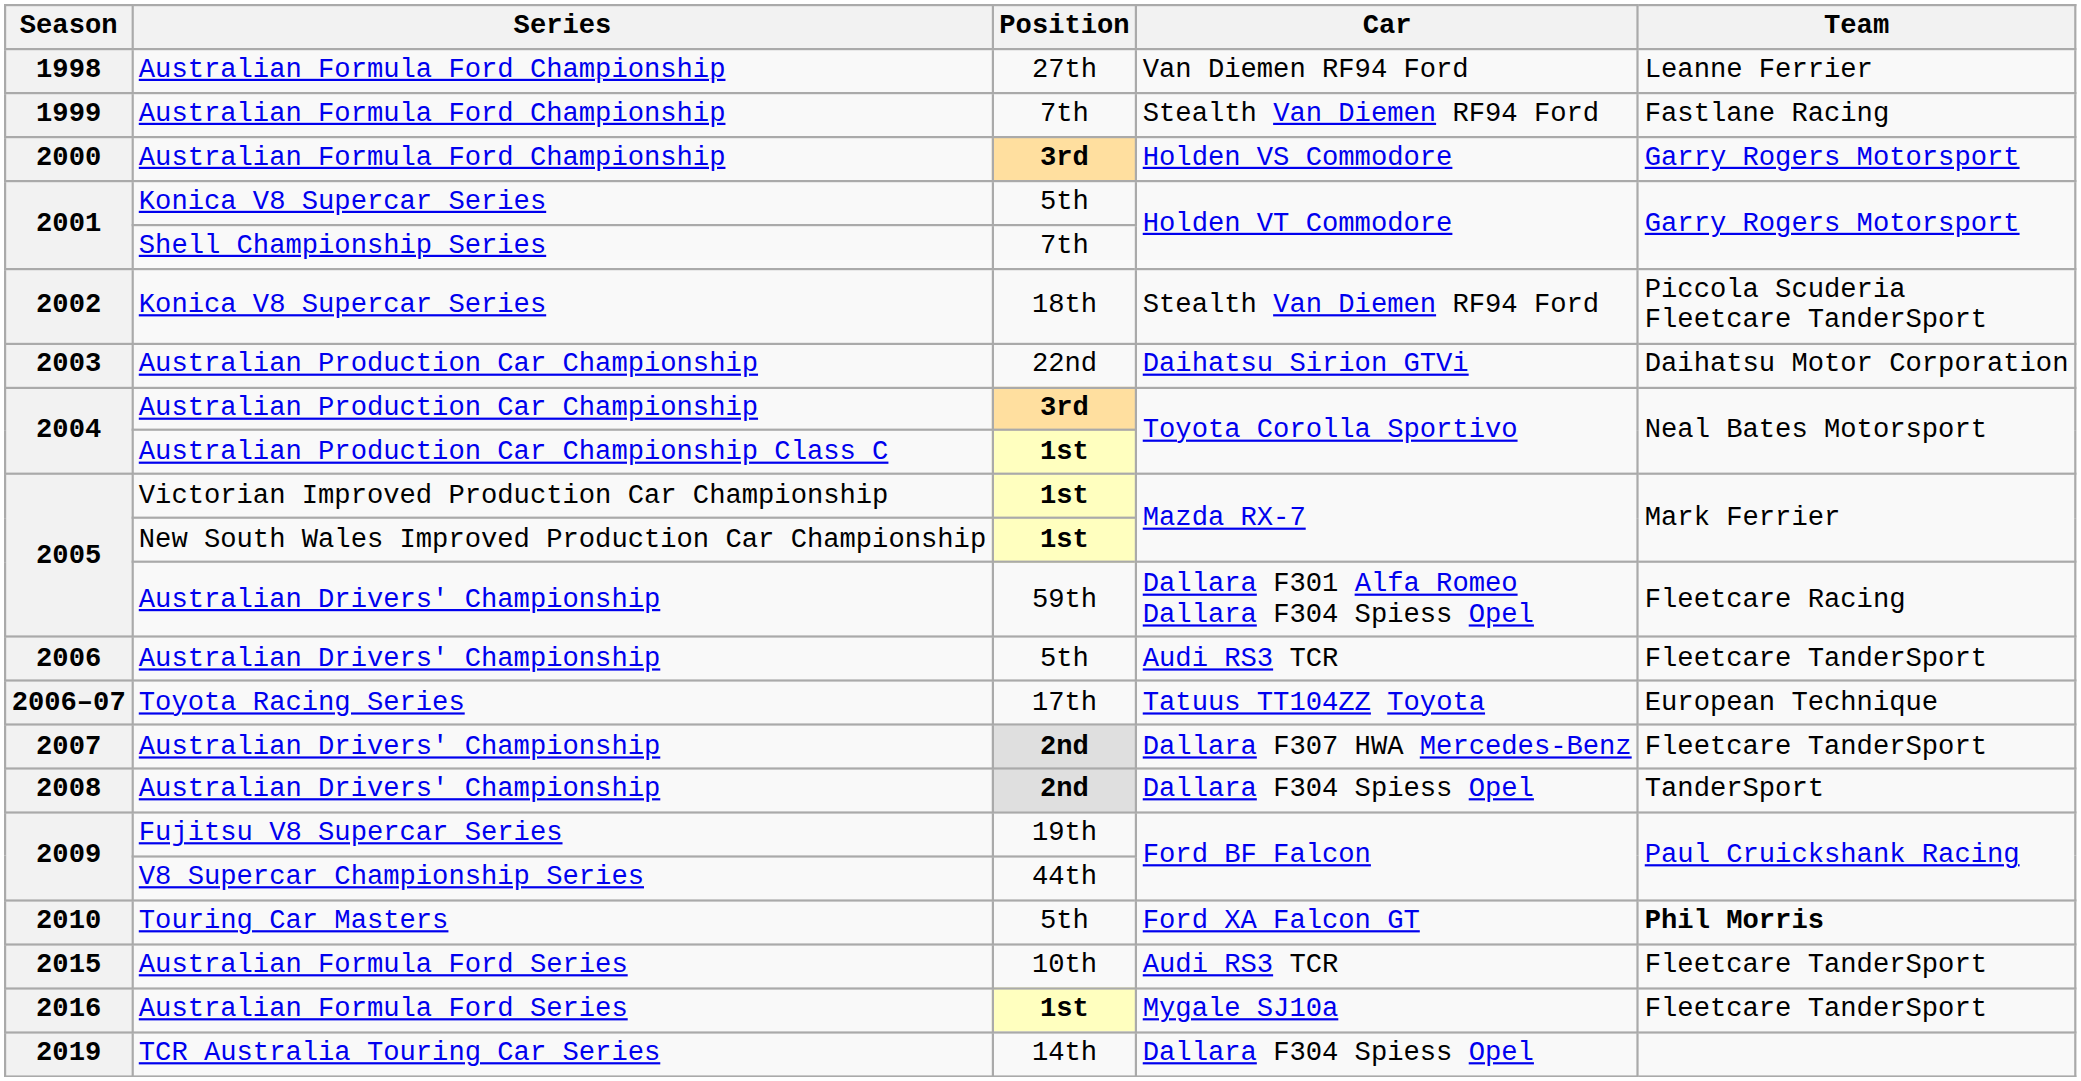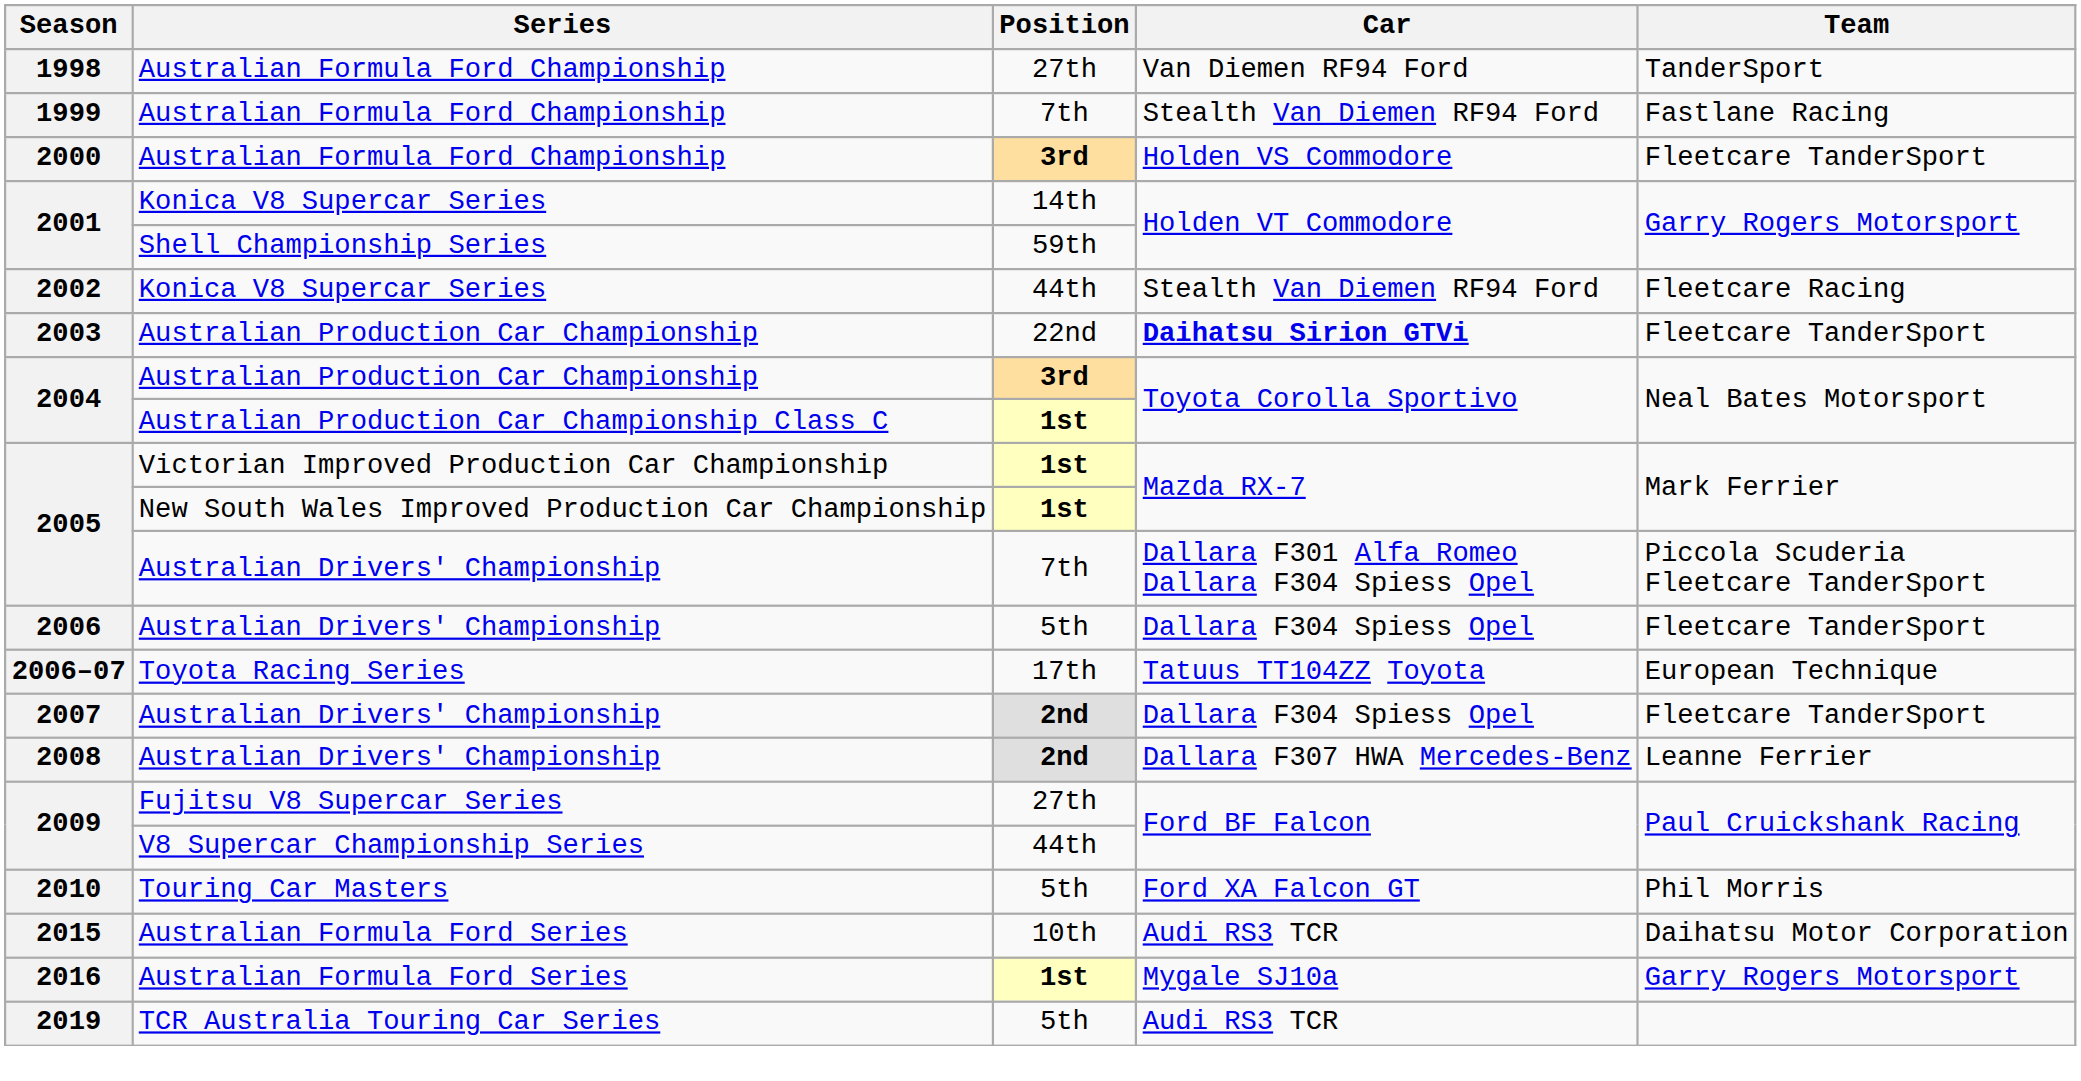(1759, 71) Leanne Ferrier -> (1734, 71) TanderSport
(1832, 159) Garry Rogers Motorsport -> (1816, 159) Fleetcare TanderSport
(1064, 203) 5th -> (1064, 203) 14th
(1064, 247) 7th -> (1064, 247) 59th
(1064, 306) 18th -> (1064, 291) 44th
(1816, 306) Piccola Scuderia Fleetcare TanderSport -> (1775, 291) Fleetcare Racing
(1306, 365) normal -> (1306, 334) bold
(1857, 365) Daihatsu Motor Corporation -> (1816, 334) Fleetcare TanderSport
(1064, 600) 59th -> (1064, 569) 7th
(1775, 600) Fleetcare Racing -> (1816, 569) Piccola Scuderia Fleetcare TanderSport
(1241, 659) Audi RS3 TCR -> (1338, 628) Dallara F304 Spiess Opel
(1387, 747) Dallara F307 HWA Mercedes-Benz -> (1338, 716) Dallara F304 Spiess Opel
(1338, 791) Dallara F304 Spiess Opel -> (1387, 760) Dallara F307 HWA Mercedes-Benz
(1734, 791) TanderSport -> (1759, 760) Leanne Ferrier
(1064, 835) 19th -> (1064, 804) 27th
(1734, 922) bold -> (1734, 892) normal
(1816, 966) Fleetcare TanderSport -> (1857, 935) Daihatsu Motor Corporation
(1816, 1010) Fleetcare TanderSport -> (1832, 979) Garry Rogers Motorsport
(1064, 1054) 14th -> (1064, 1023) 5th
(1338, 1054) Dallara F304 Spiess Opel -> (1241, 1023) Audi RS3 TCR
